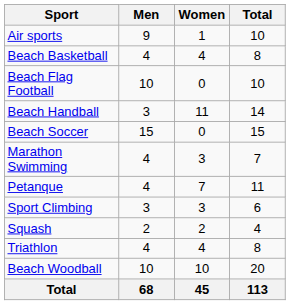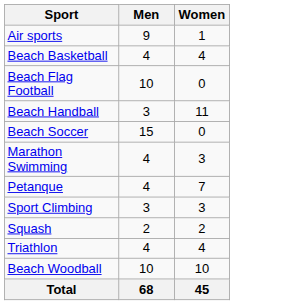- column: (257, 15)
